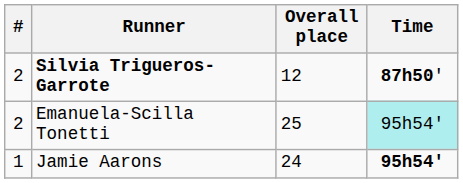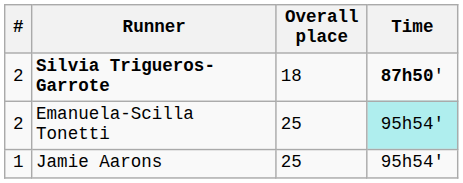(291, 77) 12 -> (291, 77) 18
(291, 164) 24 -> (291, 164) 25
(412, 164) bold -> (412, 164) normal
